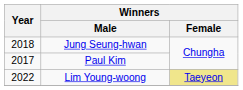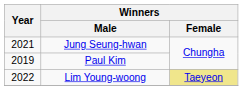(23, 45) 2018 -> (23, 45) 2021
(23, 61) 2017 -> (23, 61) 2019
